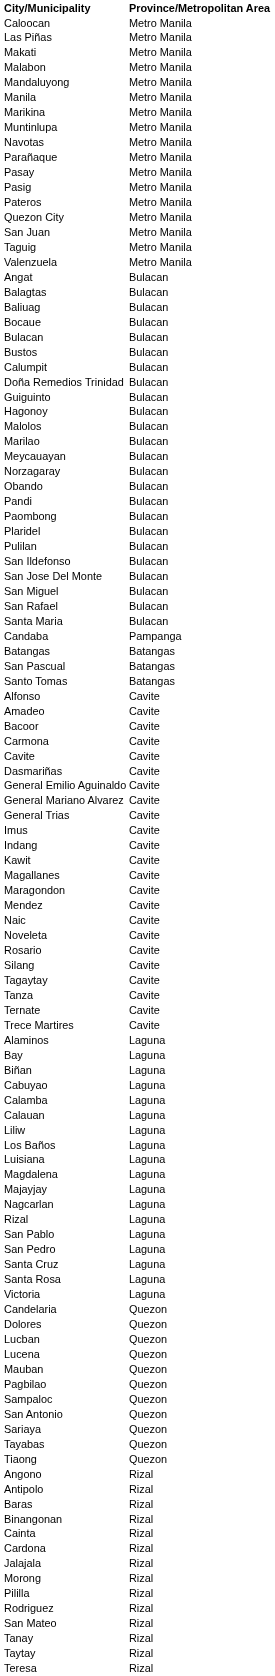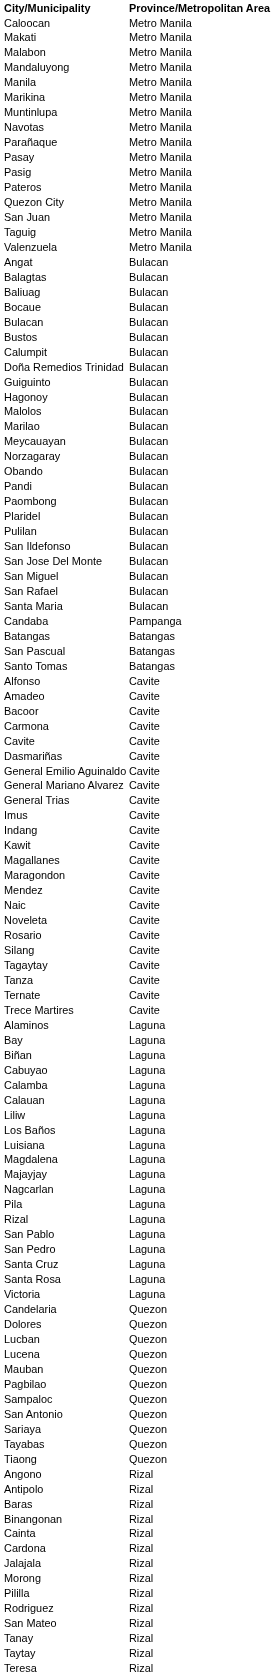- row: (28, 38)
+ row: (13, 1205)
